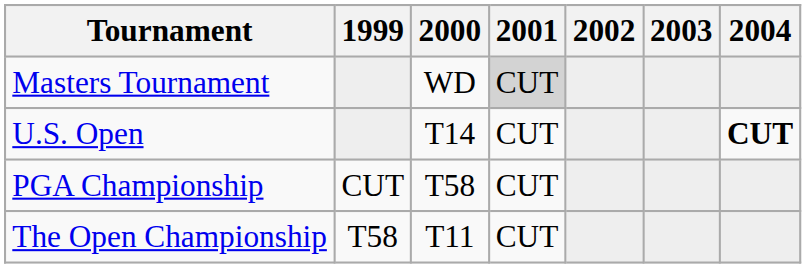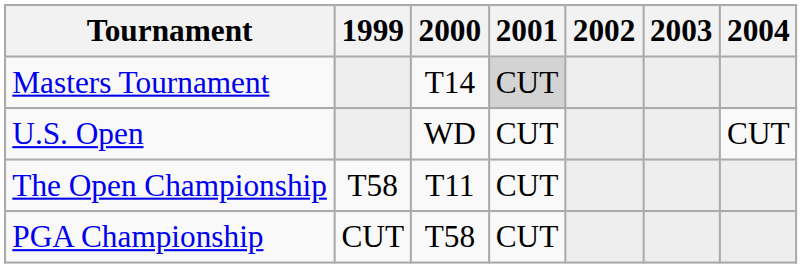(450, 82) WD -> (450, 82) T14
(450, 133) T14 -> (450, 133) WD
(760, 133) bold -> (758, 133) normal
rows swapped: (170, 237) <-> (138, 185)
